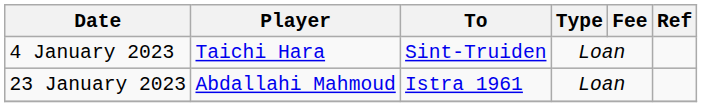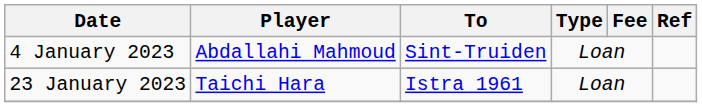(260, 53) Taichi Hara -> (296, 53) Abdallahi Mahmoud
(296, 85) Abdallahi Mahmoud -> (260, 85) Taichi Hara
